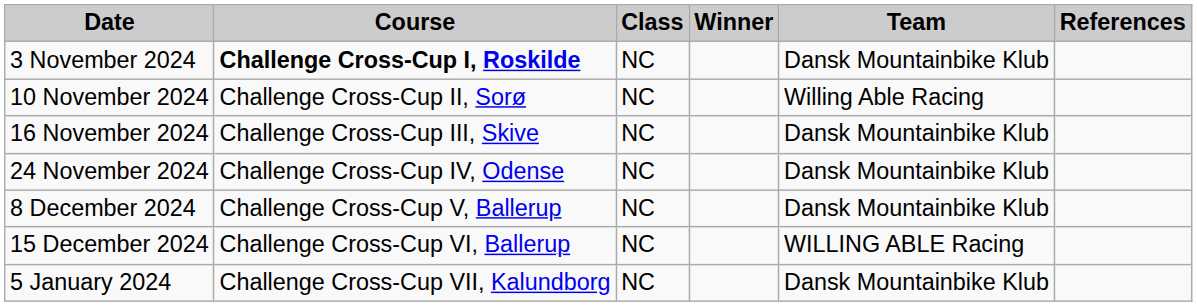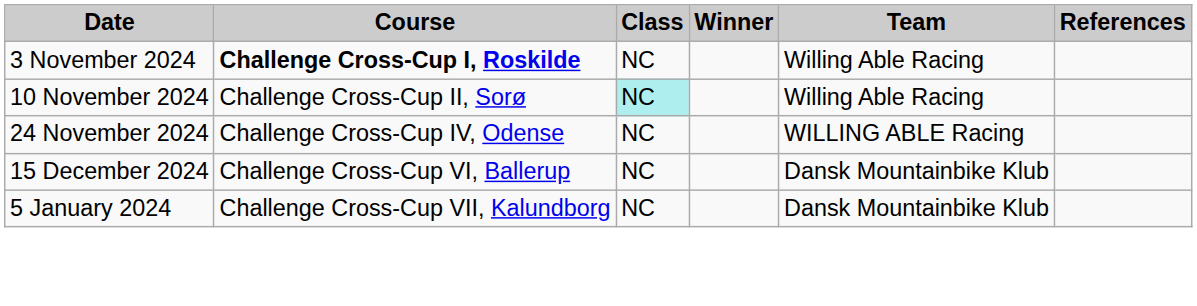(916, 60) Dansk Mountainbike Klub -> (884, 60) Willing Able Racing
(638, 97) no background -> (638, 97) paleturquoise background
- row: (109, 134)
(916, 171) Dansk Mountainbike Klub -> (904, 134) WILLING ABLE Racing
- row: (103, 208)
(904, 245) WILLING ABLE Racing -> (916, 171) Dansk Mountainbike Klub
